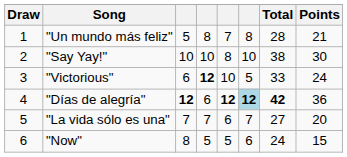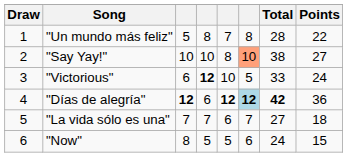(320, 36) 21 -> (320, 36) 22
(249, 57) no background -> (249, 57) lightsalmon background
(320, 57) 30 -> (320, 57) 27
(320, 120) 20 -> (320, 120) 18
